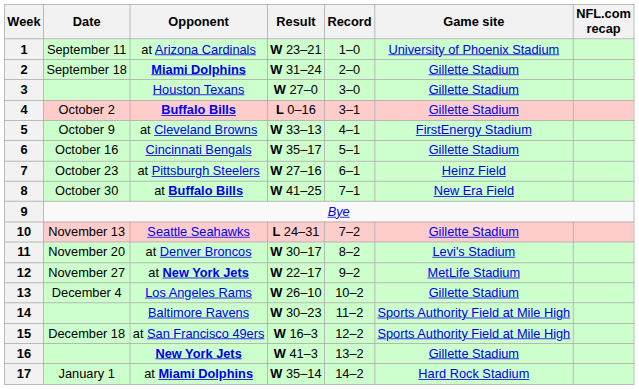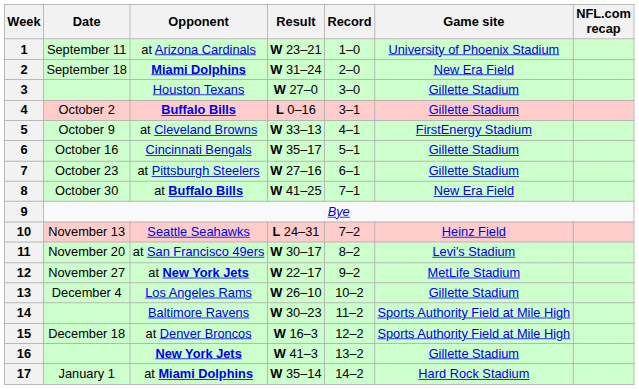(474, 69) Gillette Stadium -> (474, 69) New Era Field
(474, 171) Heinz Field -> (474, 171) Gillette Stadium
(474, 232) Gillette Stadium -> (474, 232) Heinz Field
(199, 252) at Denver Broncos -> (199, 252) at San Francisco 49ers
(199, 333) at San Francisco 49ers -> (199, 333) at Denver Broncos
